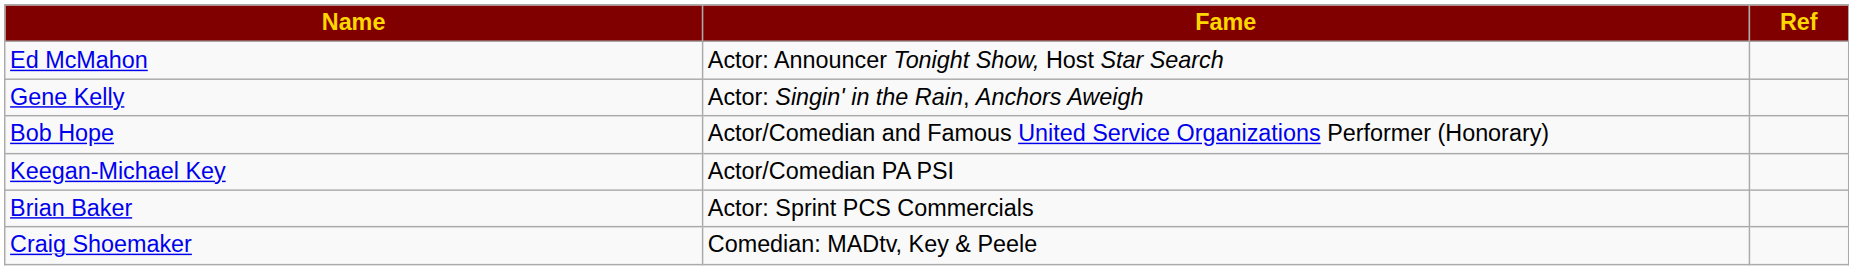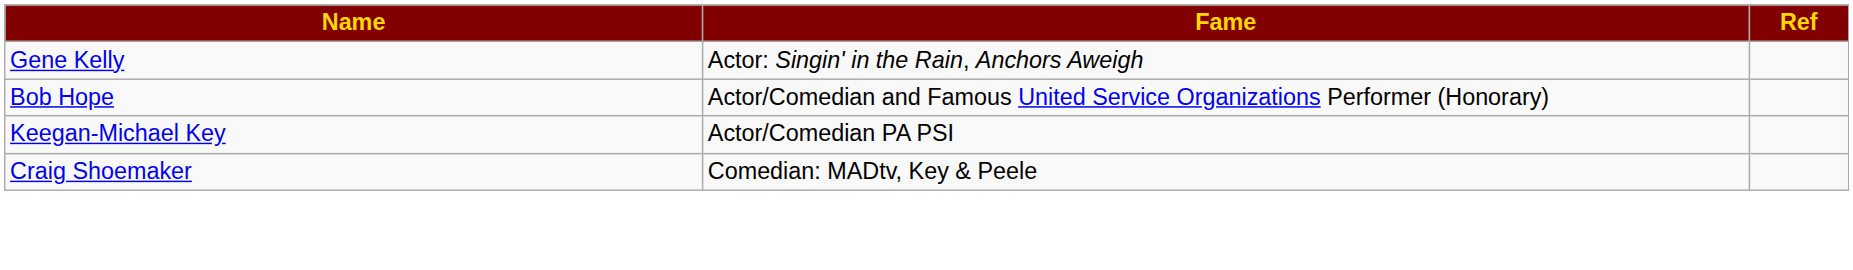- row: (79, 60)
- row: (71, 208)
